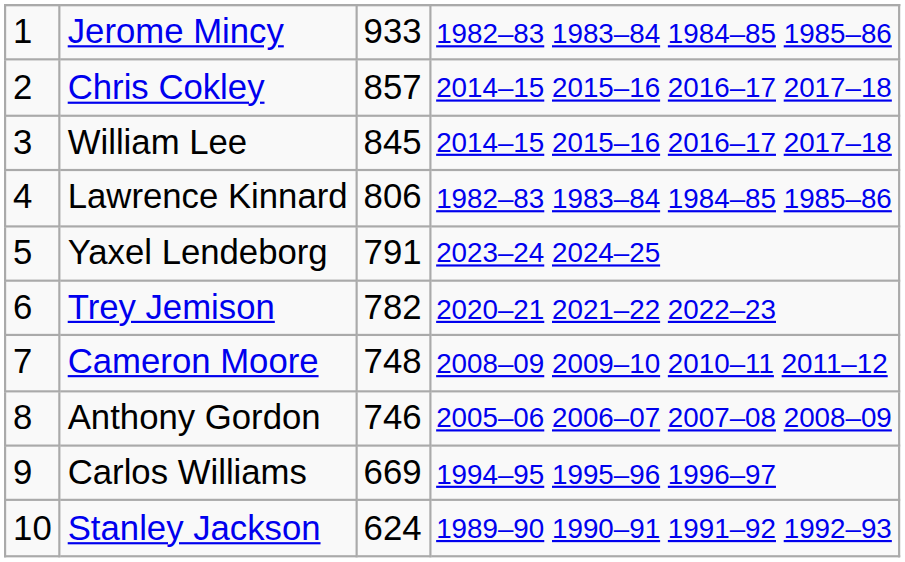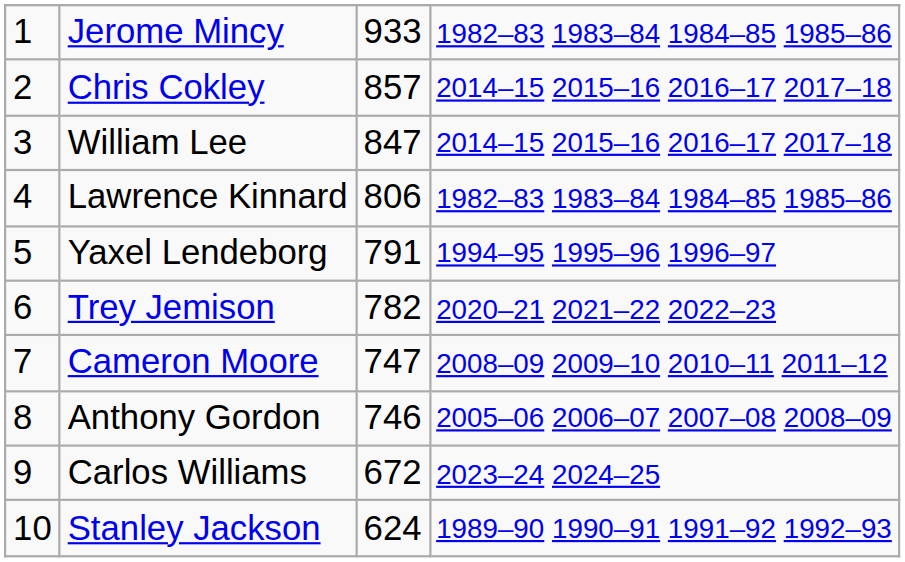(393, 142) 845 -> (393, 142) 847
(548, 253) 2023–24 2024–25 -> (606, 253) 1994–95 1995–96 1996–97
(393, 362) 748 -> (393, 362) 747
(393, 472) 669 -> (393, 472) 672
(606, 473) 1994–95 1995–96 1996–97 -> (548, 473) 2023–24 2024–25
